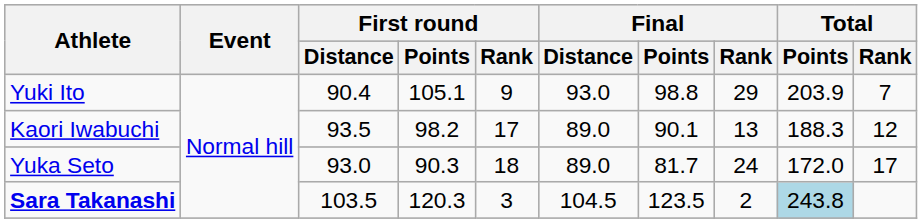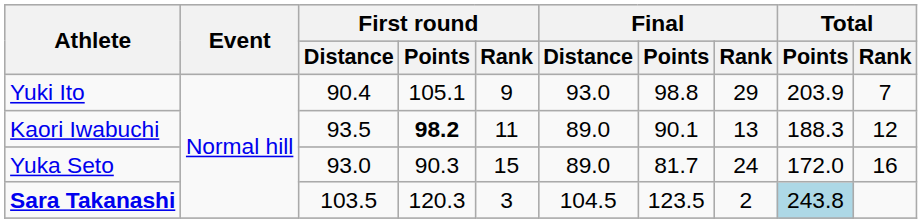(437, 129) normal -> (437, 129) bold
(507, 129) 17 -> (507, 129) 11
(507, 165) 18 -> (507, 165) 15
(885, 165) 17 -> (885, 165) 16
